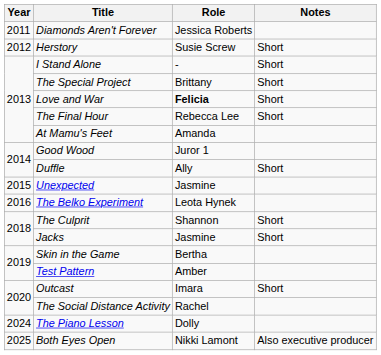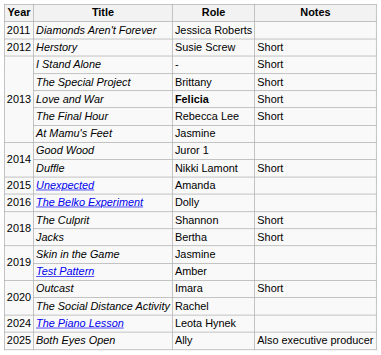(195, 133) Amanda -> (195, 133) Jasmine
(184, 168) Ally -> (206, 168) Nikki Lamont
(195, 185) Jasmine -> (195, 185) Amanda
(205, 202) Leota Hynek -> (187, 202) Dolly
(195, 237) Jasmine -> (191, 237) Bertha
(191, 254) Bertha -> (195, 254) Jasmine
(187, 323) Dolly -> (205, 323) Leota Hynek
(206, 340) Nikki Lamont -> (184, 340) Ally
